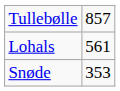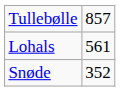(98, 72) 353 -> (98, 72) 352
